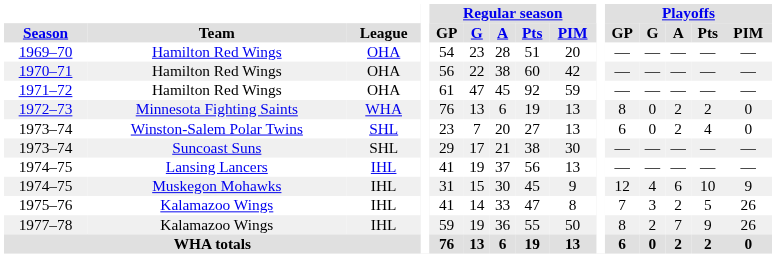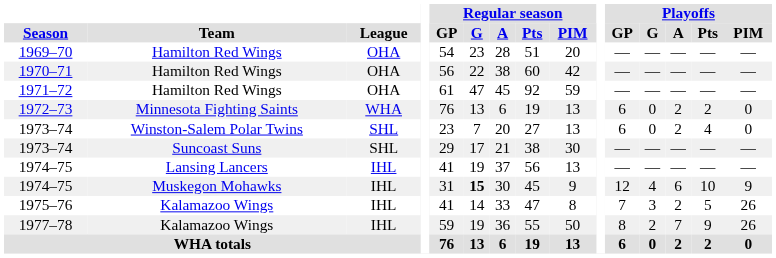(622, 109) 8 -> (622, 109) 6
(477, 186) normal -> (477, 186) bold
